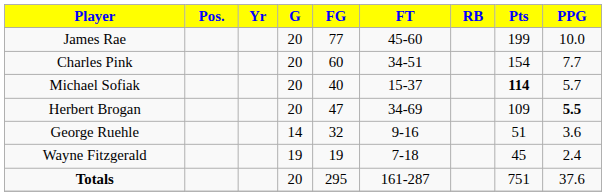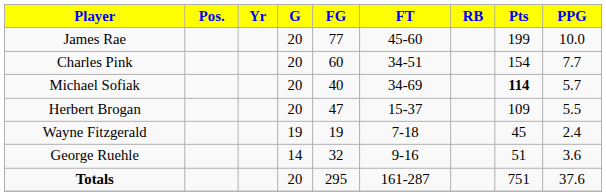(405, 86) 15-37 -> (405, 86) 34-69
(405, 109) 34-69 -> (405, 109) 15-37
(572, 109) bold -> (572, 109) normal
rows swapped: (95, 132) <-> (95, 156)
